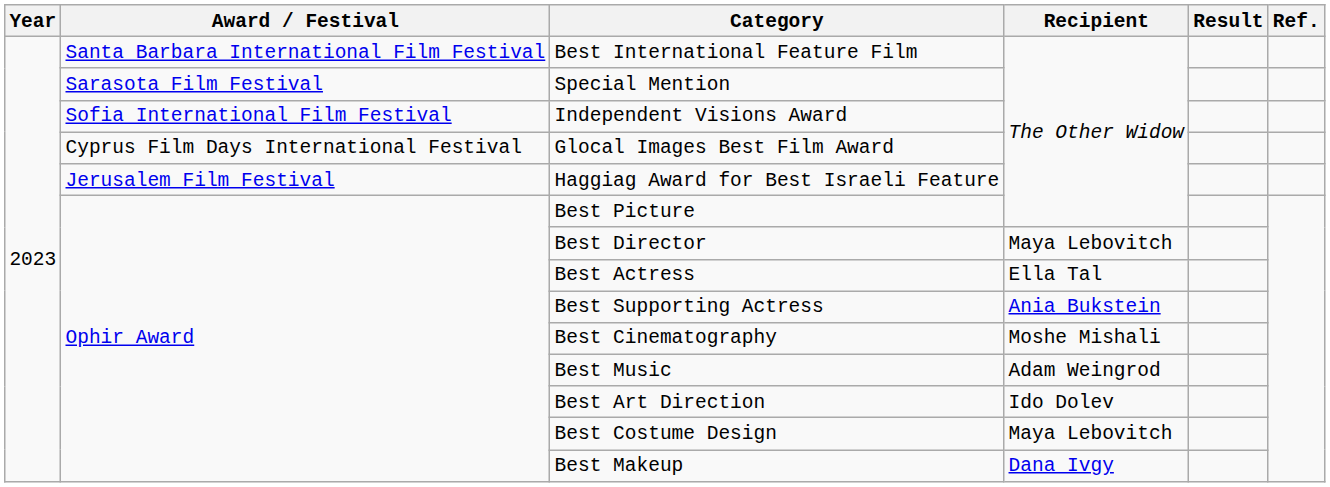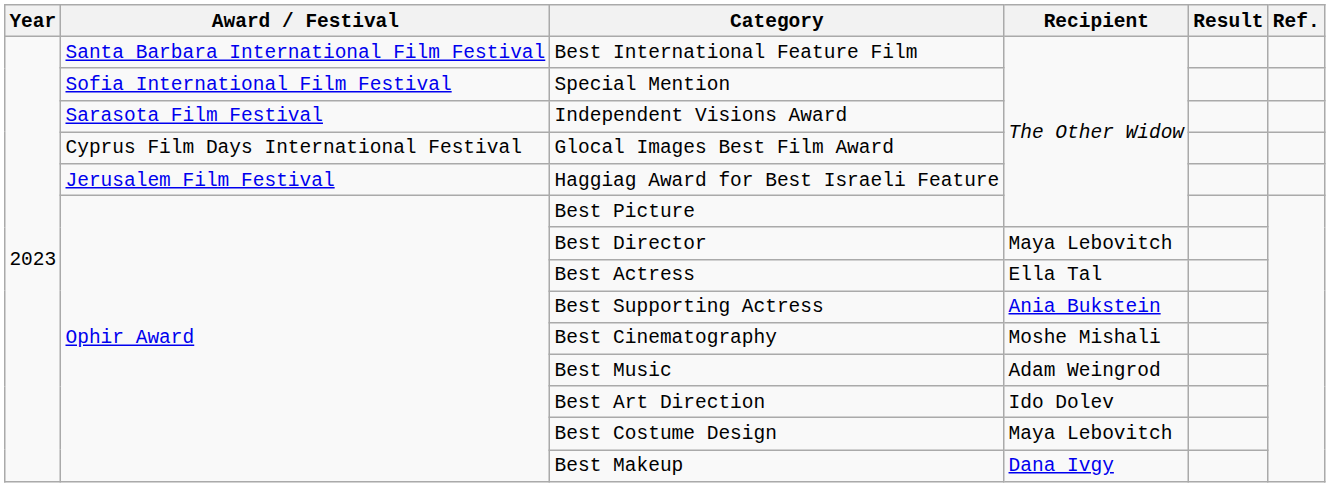(194, 84) Sarasota Film Festival -> (259, 84) Sofia International Film Festival
(259, 116) Sofia International Film Festival -> (194, 116) Sarasota Film Festival
